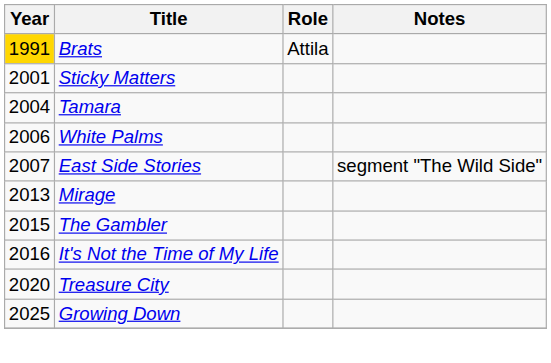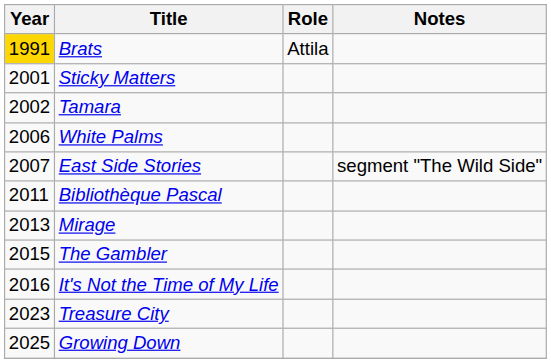(30, 107) 2004 -> (30, 107) 2002
+ row: (140, 195)
(30, 284) 2020 -> (30, 313) 2023
